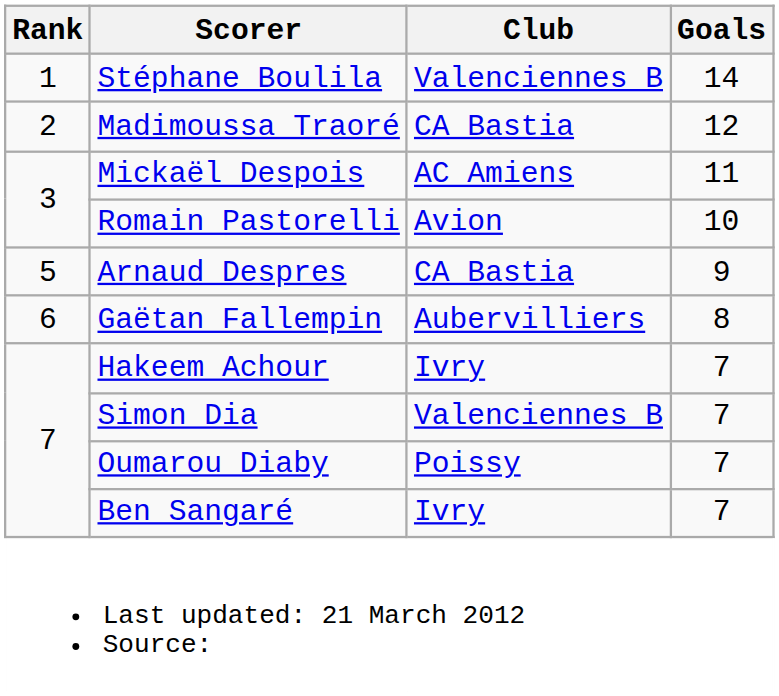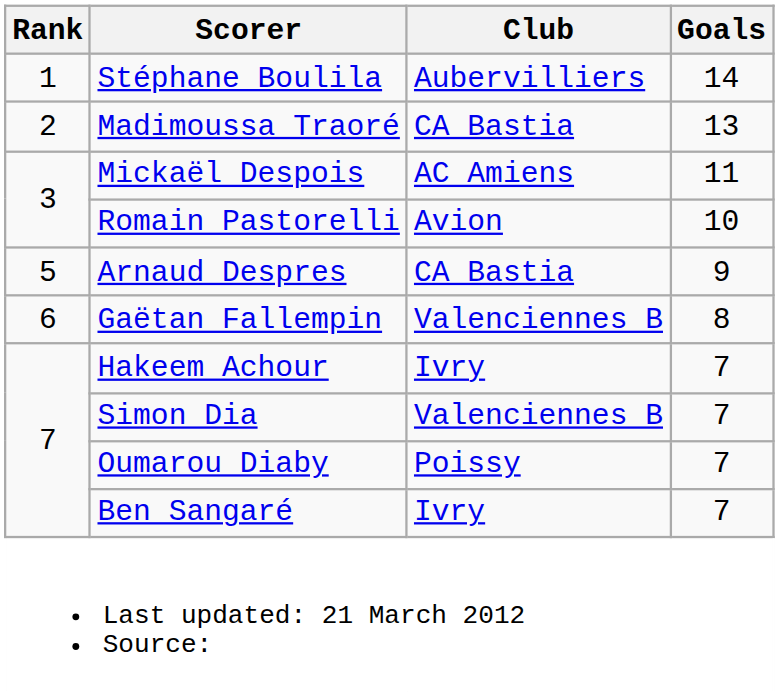(538, 78) Valenciennes B -> (530, 78) Aubervilliers
(722, 127) 12 -> (722, 127) 13
(530, 320) Aubervilliers -> (538, 320) Valenciennes B
